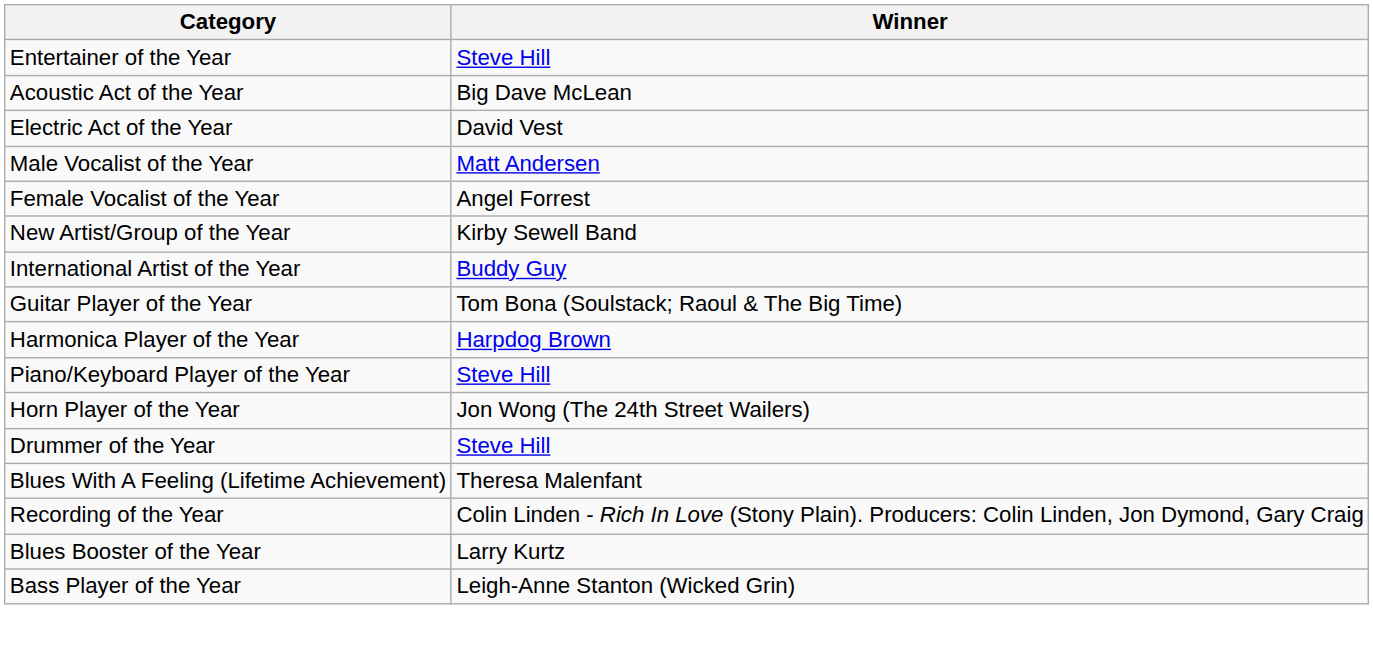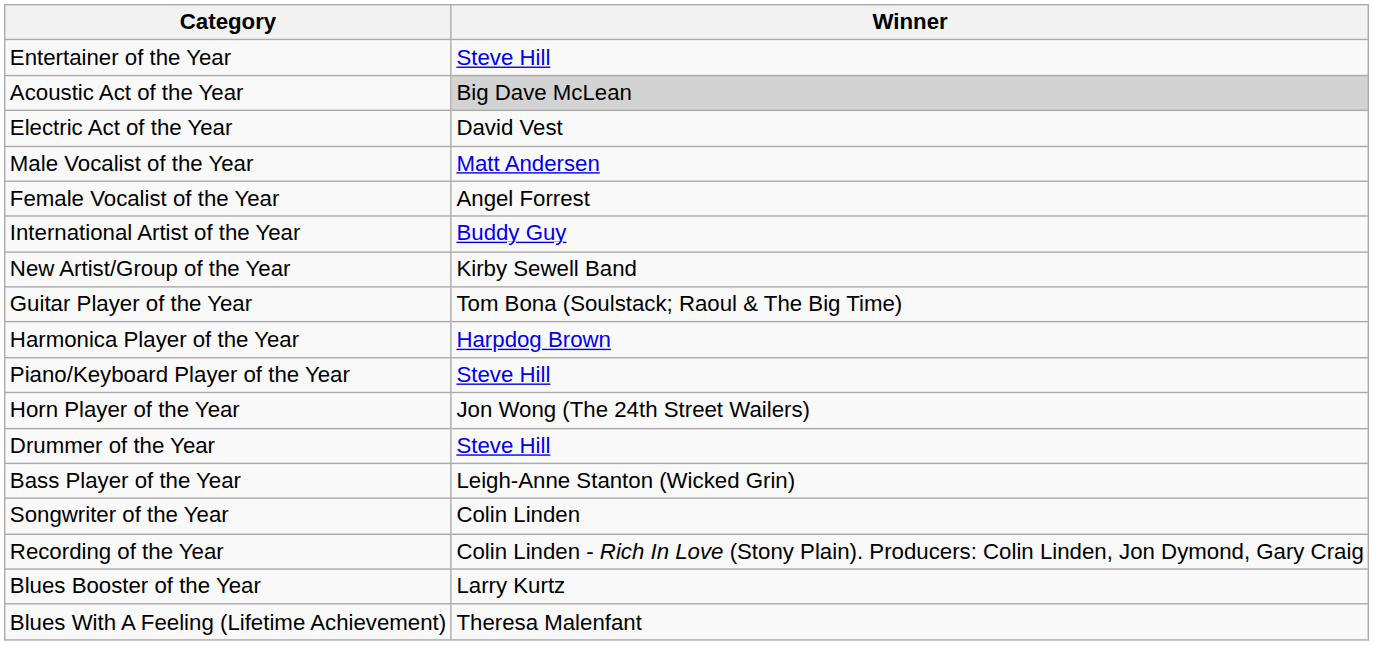(544, 92) no background -> (544, 92) lightgrey background
rows swapped: (155, 269) <-> (150, 233)
rows swapped: (125, 586) <-> (228, 480)
+ row: (119, 515)
